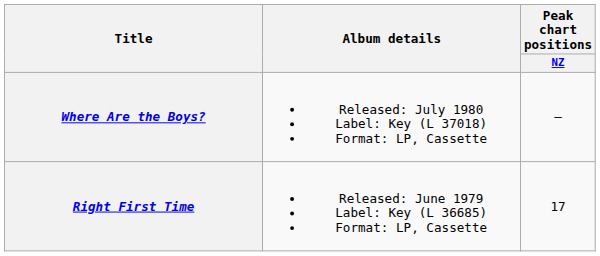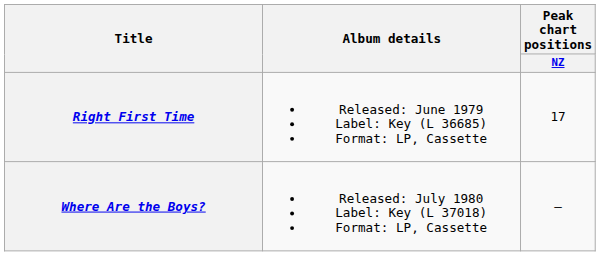rows swapped: (134, 206) <-> (134, 117)
